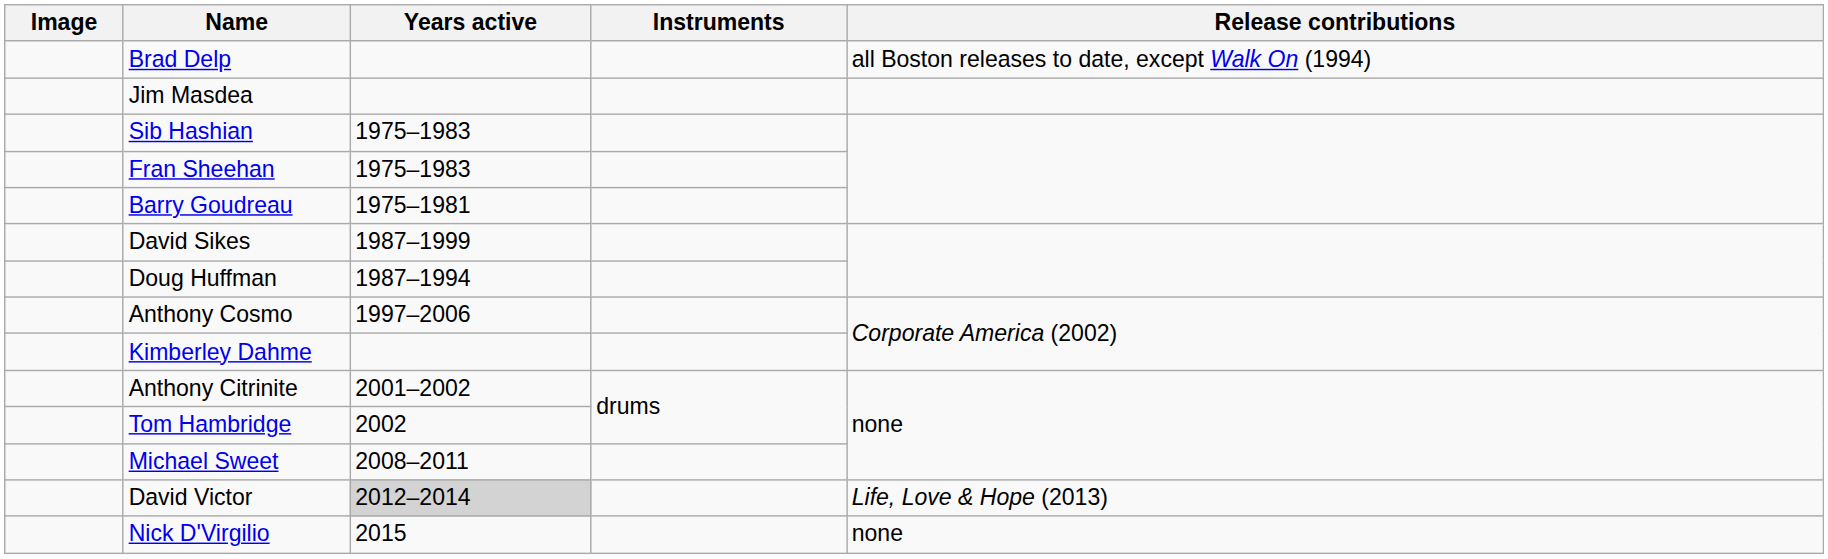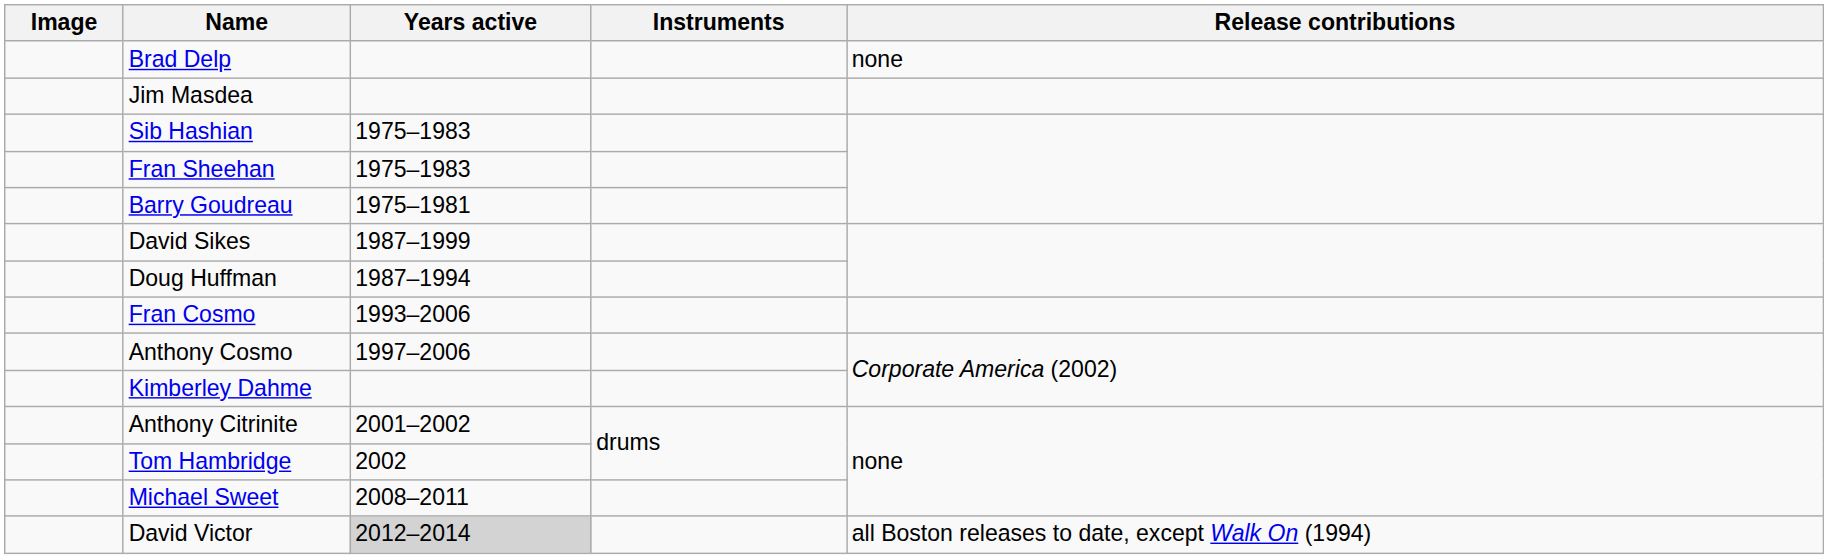(1111, 59) all Boston releases to date, except Walk On (1994) -> (877, 59) none
+ row: (192, 315)
(980, 497) Life, Love & Hope (2013) -> (1111, 534) all Boston releases to date, except Walk On (1994)
- row: (199, 534)
